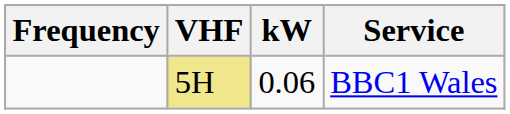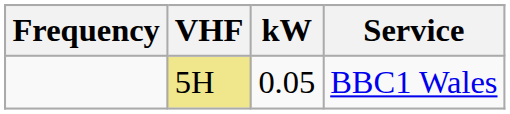(287, 81) 0.06 -> (287, 81) 0.05
